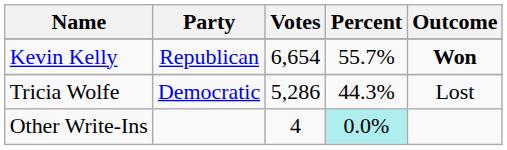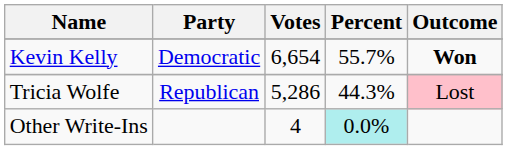(209, 56) Republican -> (209, 56) Democratic
(209, 91) Democratic -> (209, 91) Republican
(455, 91) no background -> (455, 91) pink background
